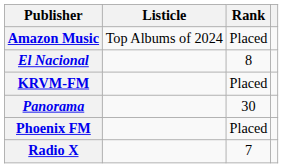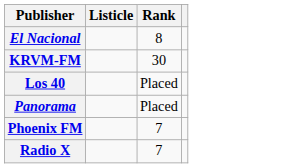- row: (53, 38)
(248, 83) Placed -> (159, 60) 30
+ row: (45, 83)
(248, 106) 30 -> (159, 106) Placed
(248, 128) Placed -> (159, 128) 7
